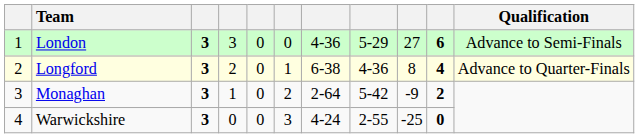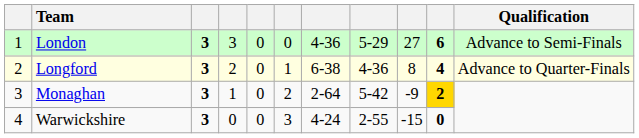(440, 94) no background -> (440, 94) gold background
(412, 119) -25 -> (412, 119) -15
